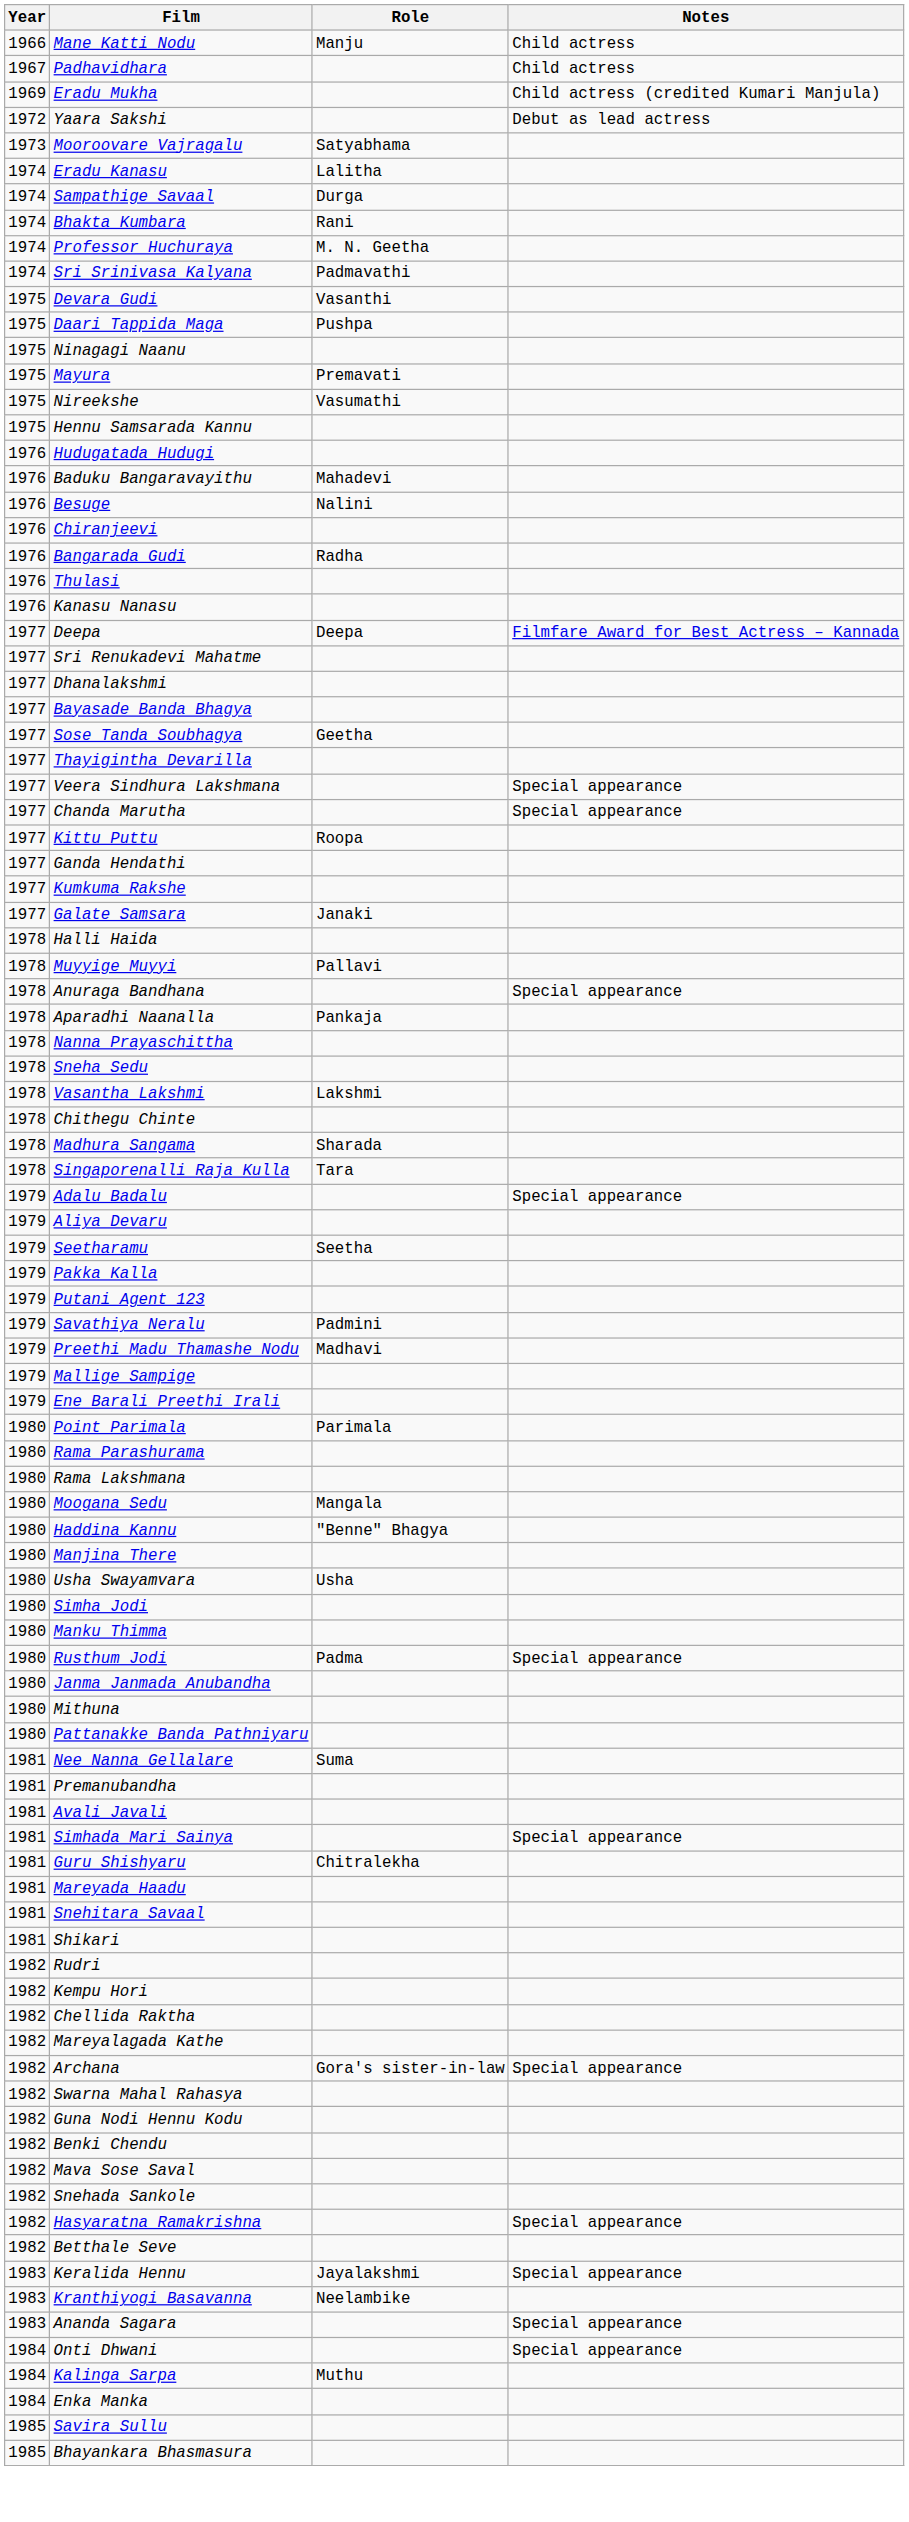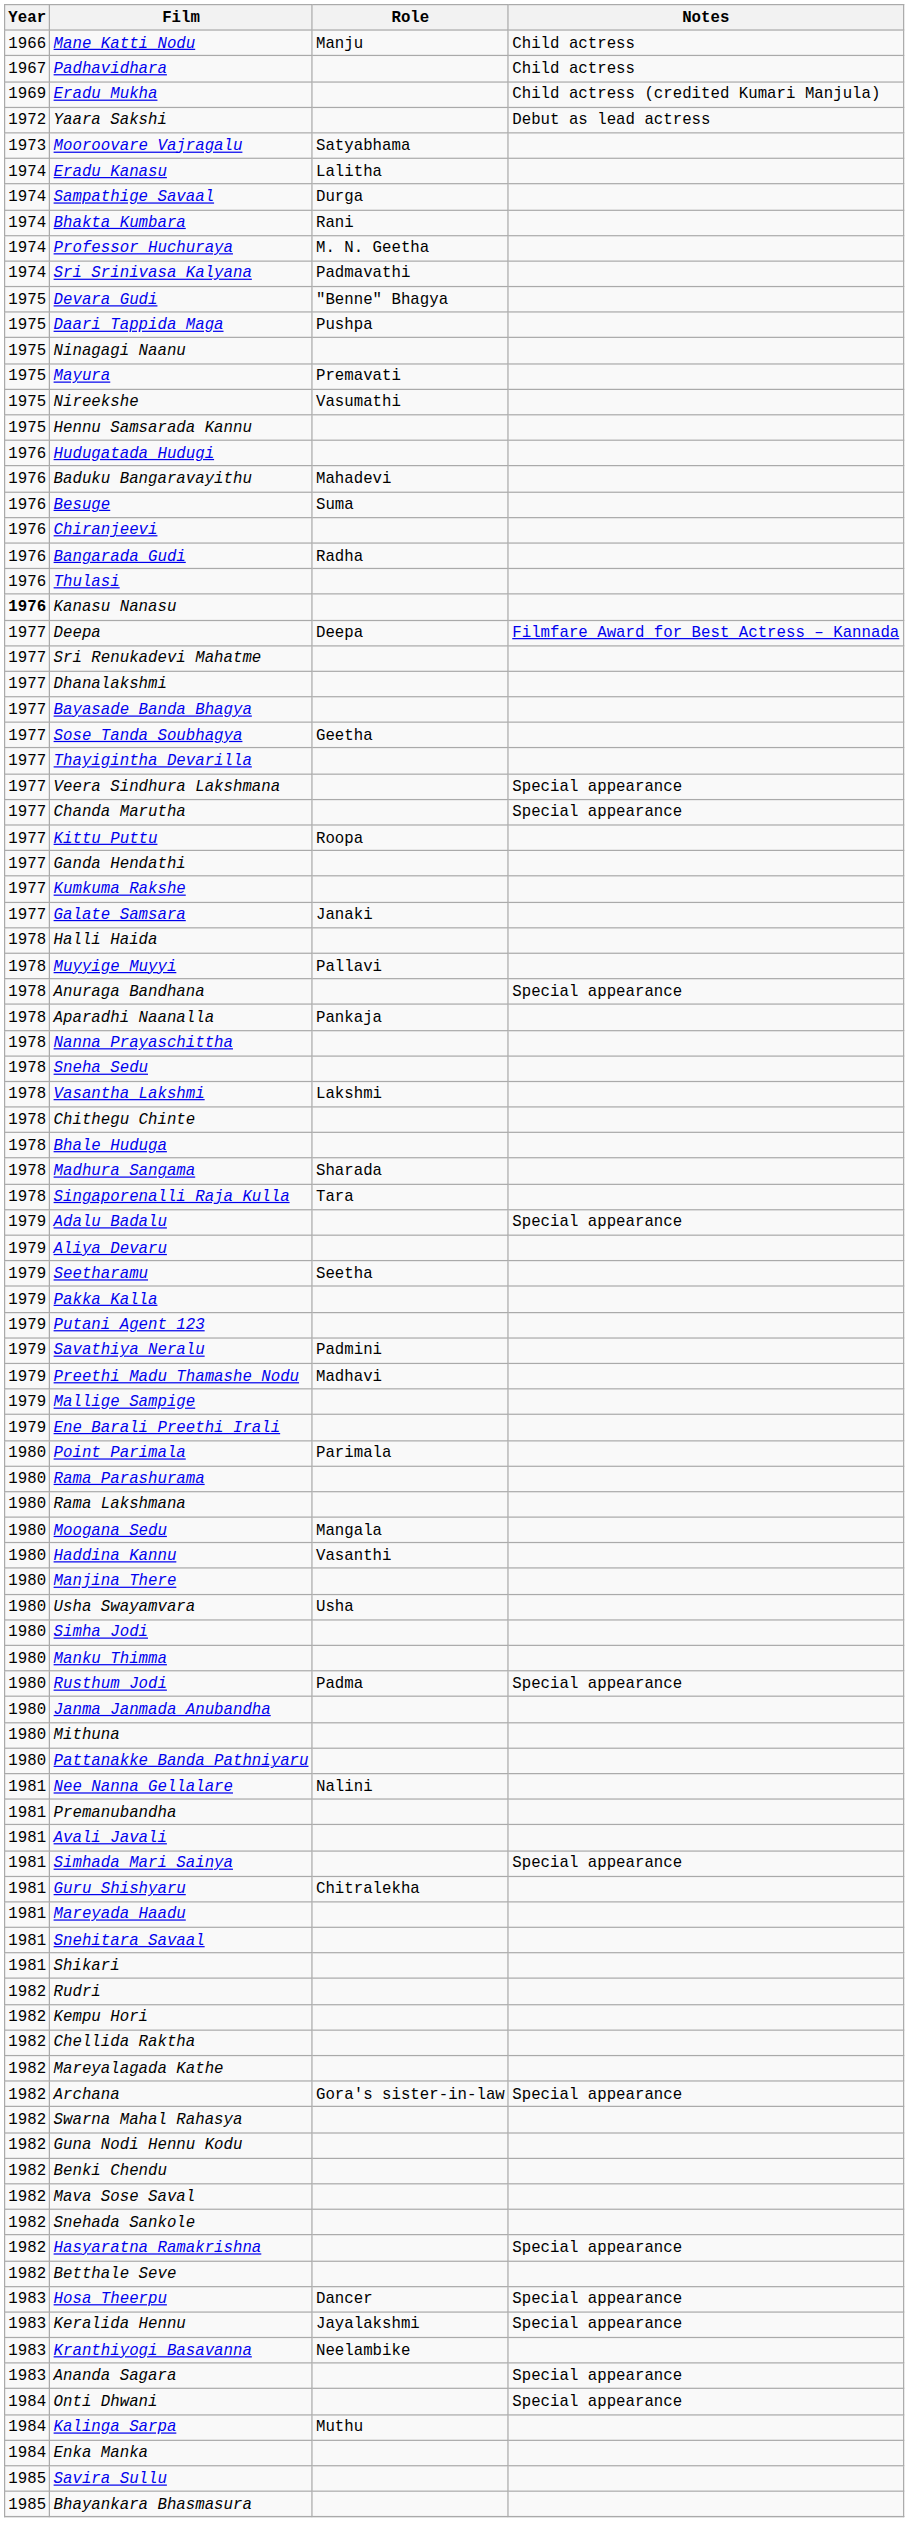(354, 299) Vasanthi -> (382, 299) "Benne" Bhagya
(344, 505) Nalini -> (335, 505) Suma
(27, 607) normal -> (27, 607) bold
+ row: (110, 1145)
(382, 1530) "Benne" Bhagya -> (354, 1556) Vasanthi
(335, 1761) Suma -> (344, 1786) Nalini
+ row: (110, 2299)
